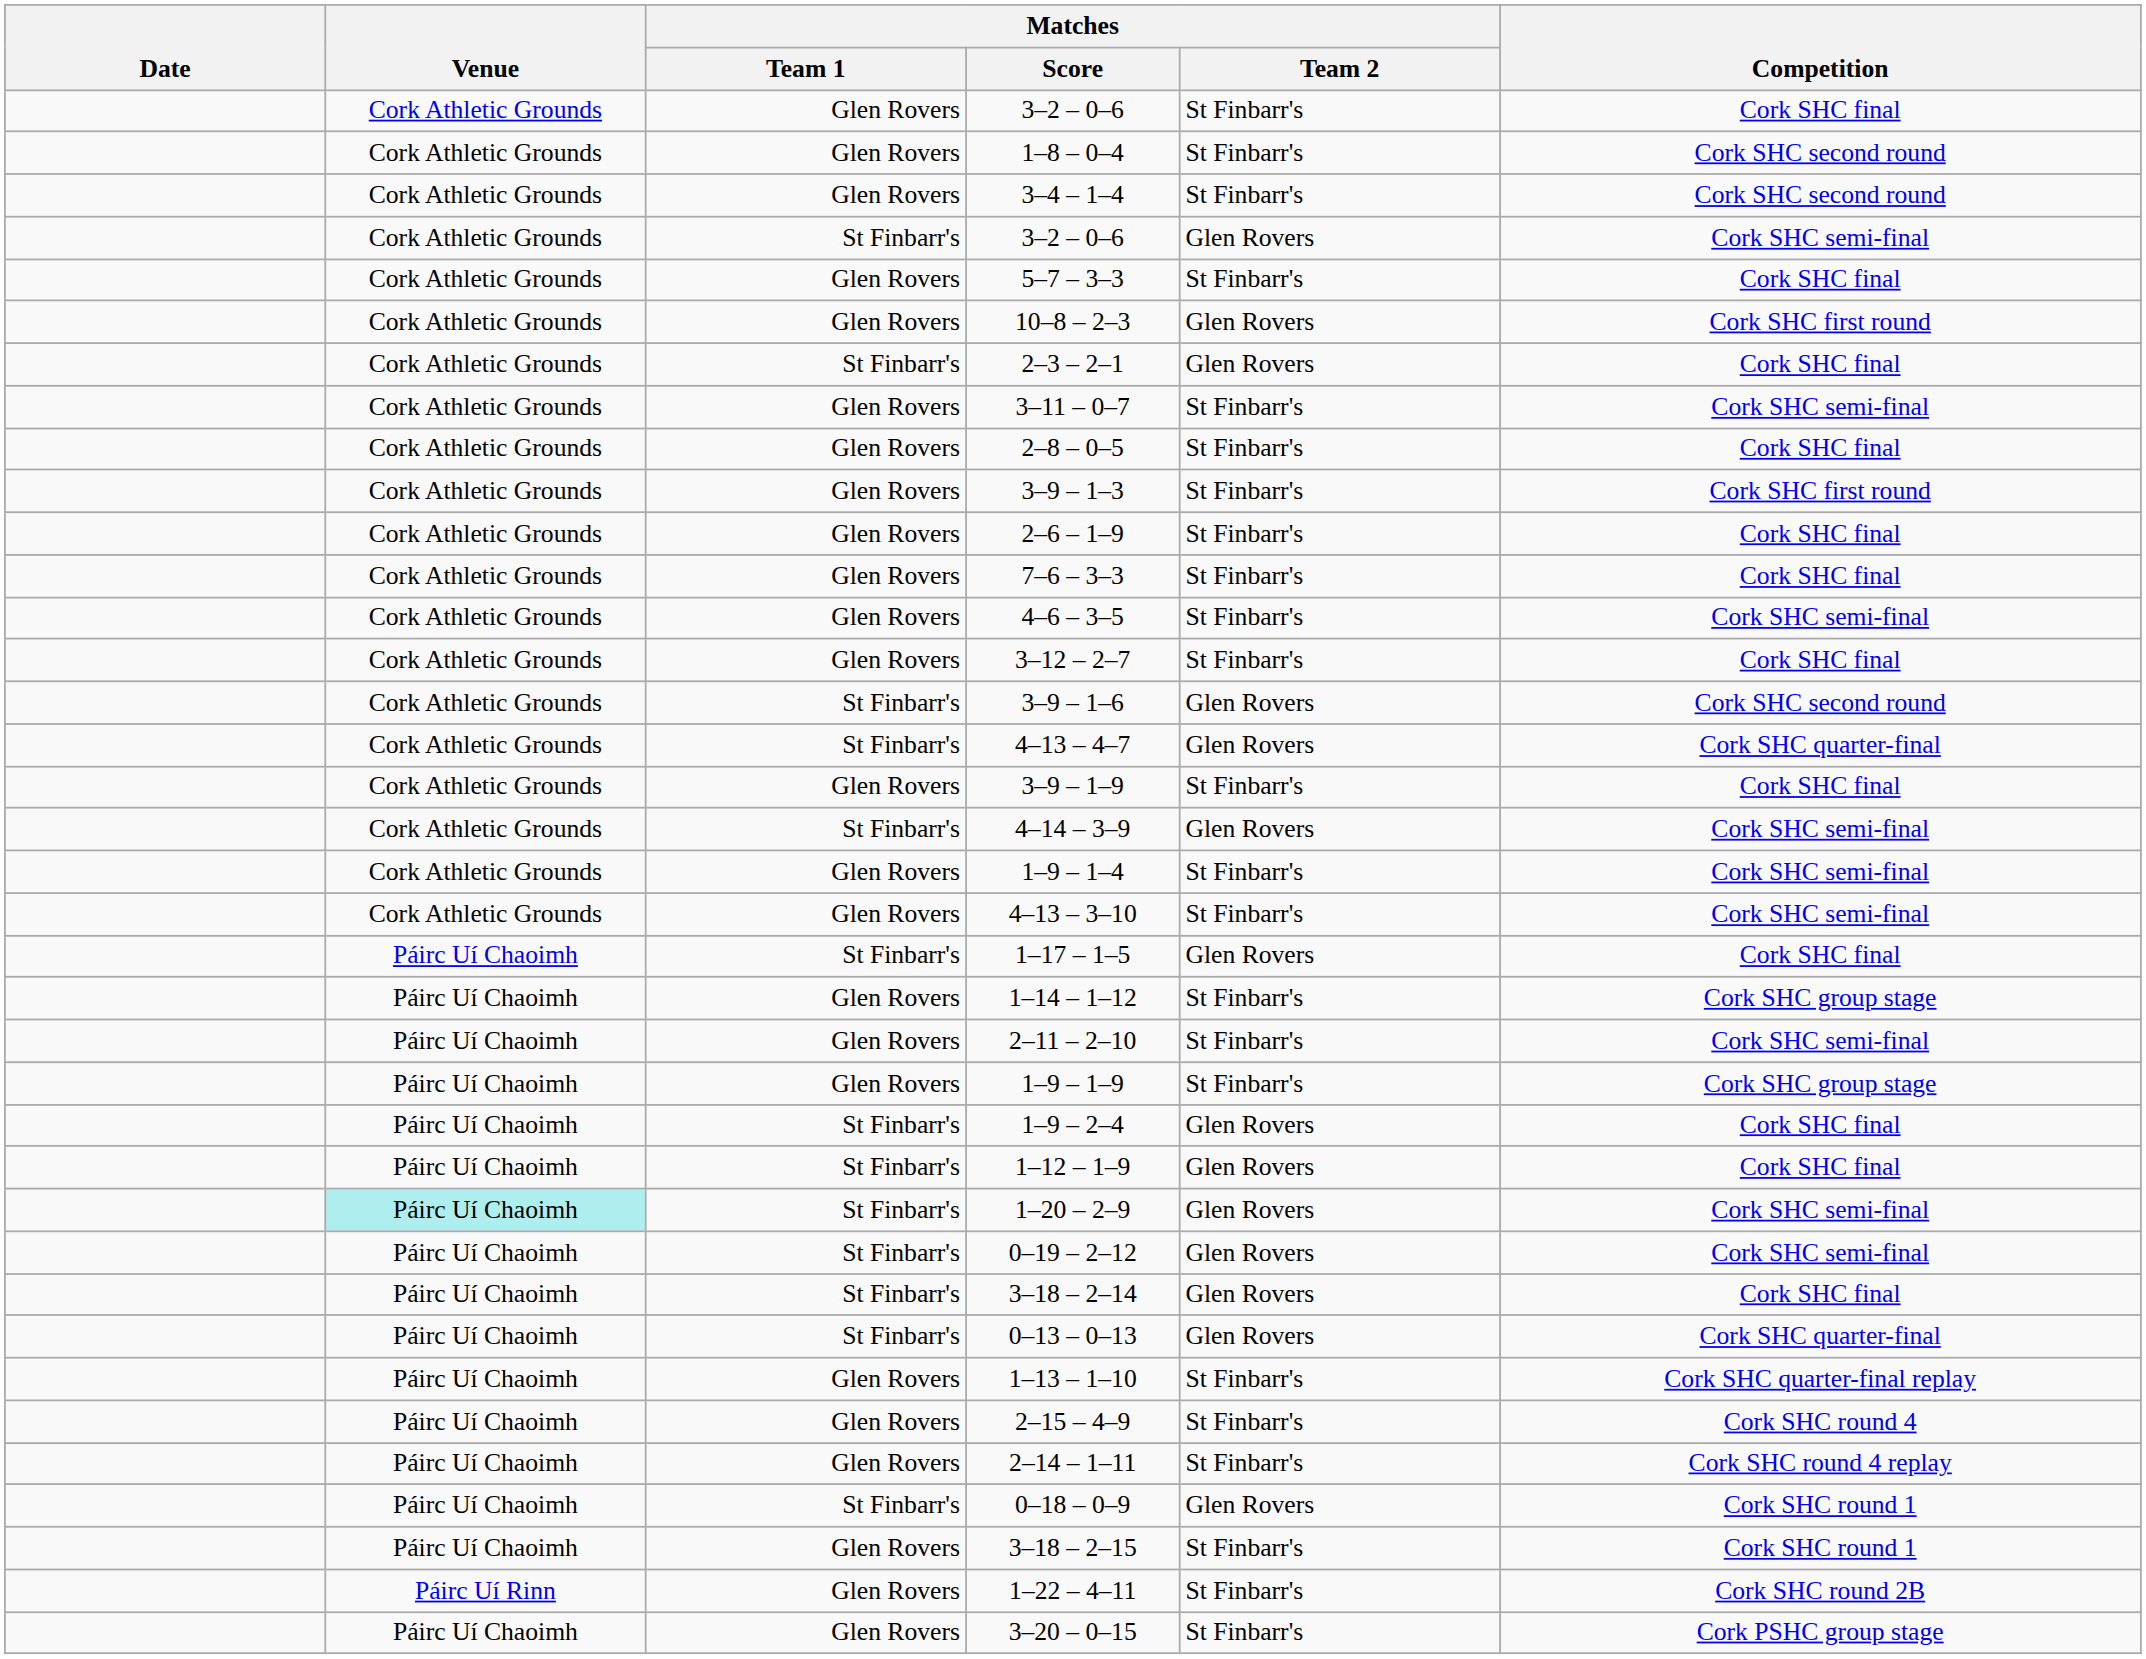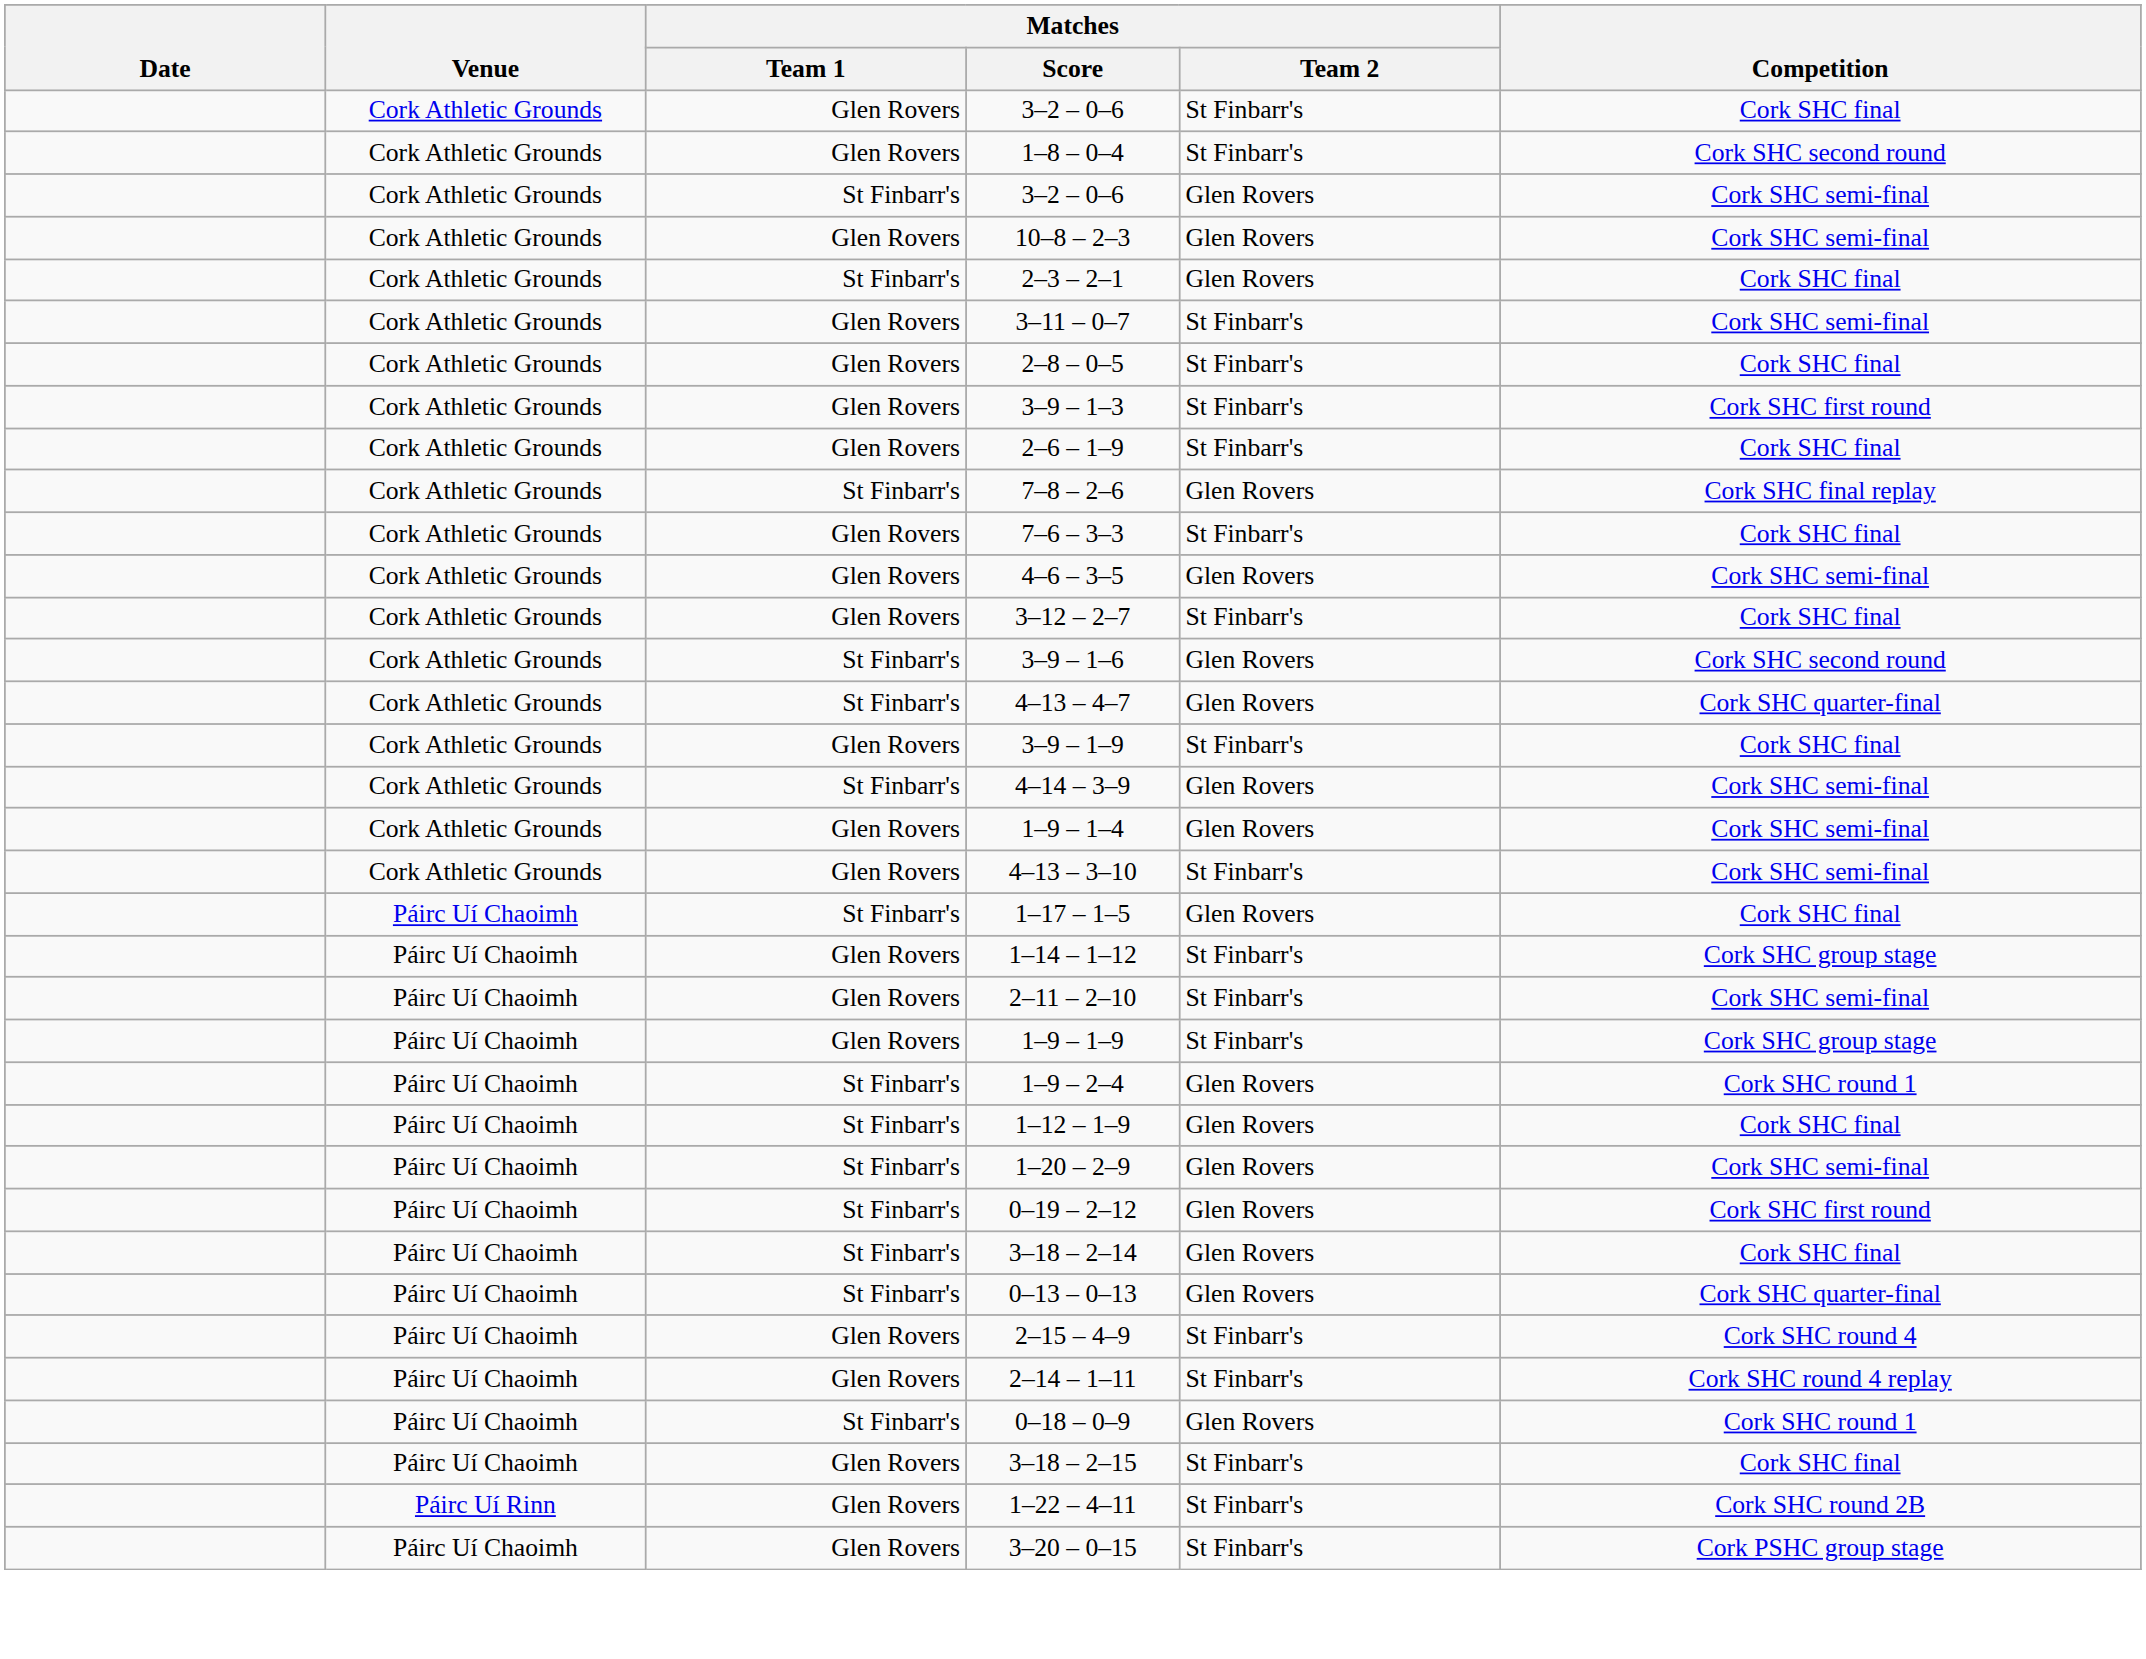- row: (896, 195)
- row: (896, 279)
(1820, 321) Cork SHC first round -> (1820, 237) Cork SHC semi-final
+ row: (901, 491)
(1244, 617) St Finbarr's -> (1250, 575) Glen Rovers
(1244, 871) St Finbarr's -> (1250, 829) Glen Rovers
(1820, 1125) Cork SHC final -> (1820, 1082) Cork SHC round 1
(485, 1209) paleturquoise background -> (485, 1167) no background
(1820, 1252) Cork SHC semi-final -> (1820, 1209) Cork SHC first round
- row: (896, 1378)
(1820, 1547) Cork SHC round 1 -> (1820, 1463) Cork SHC final
